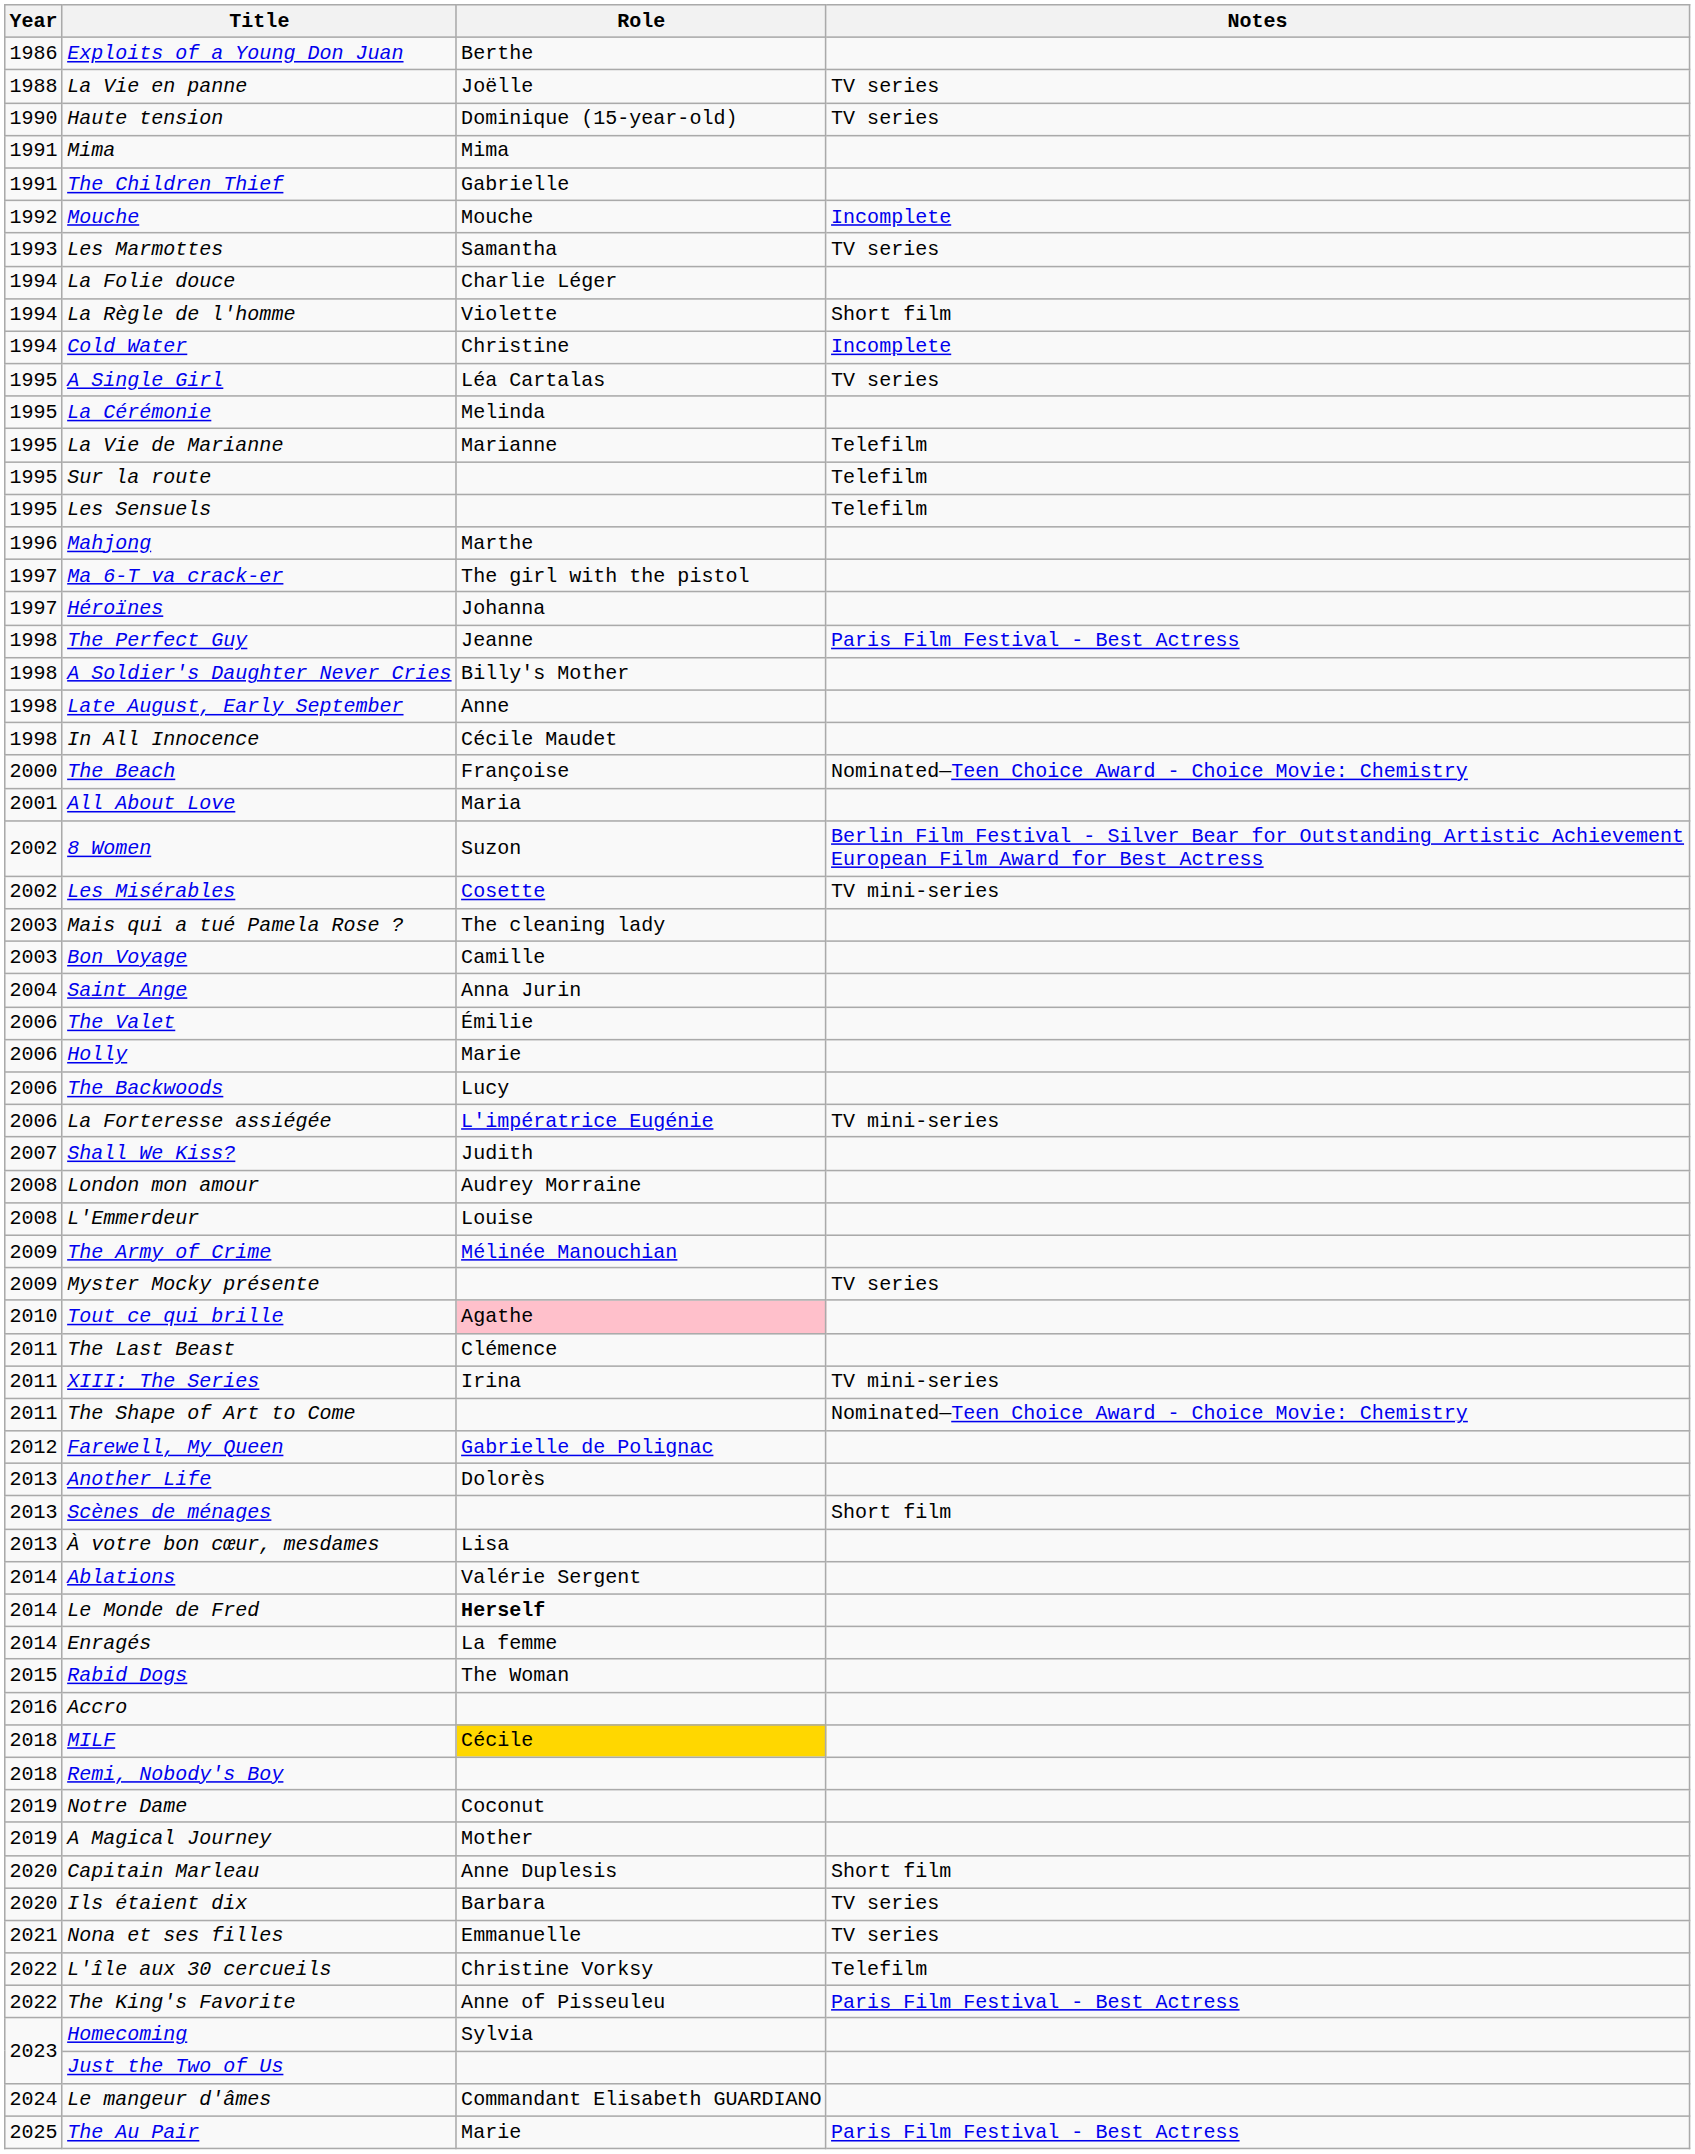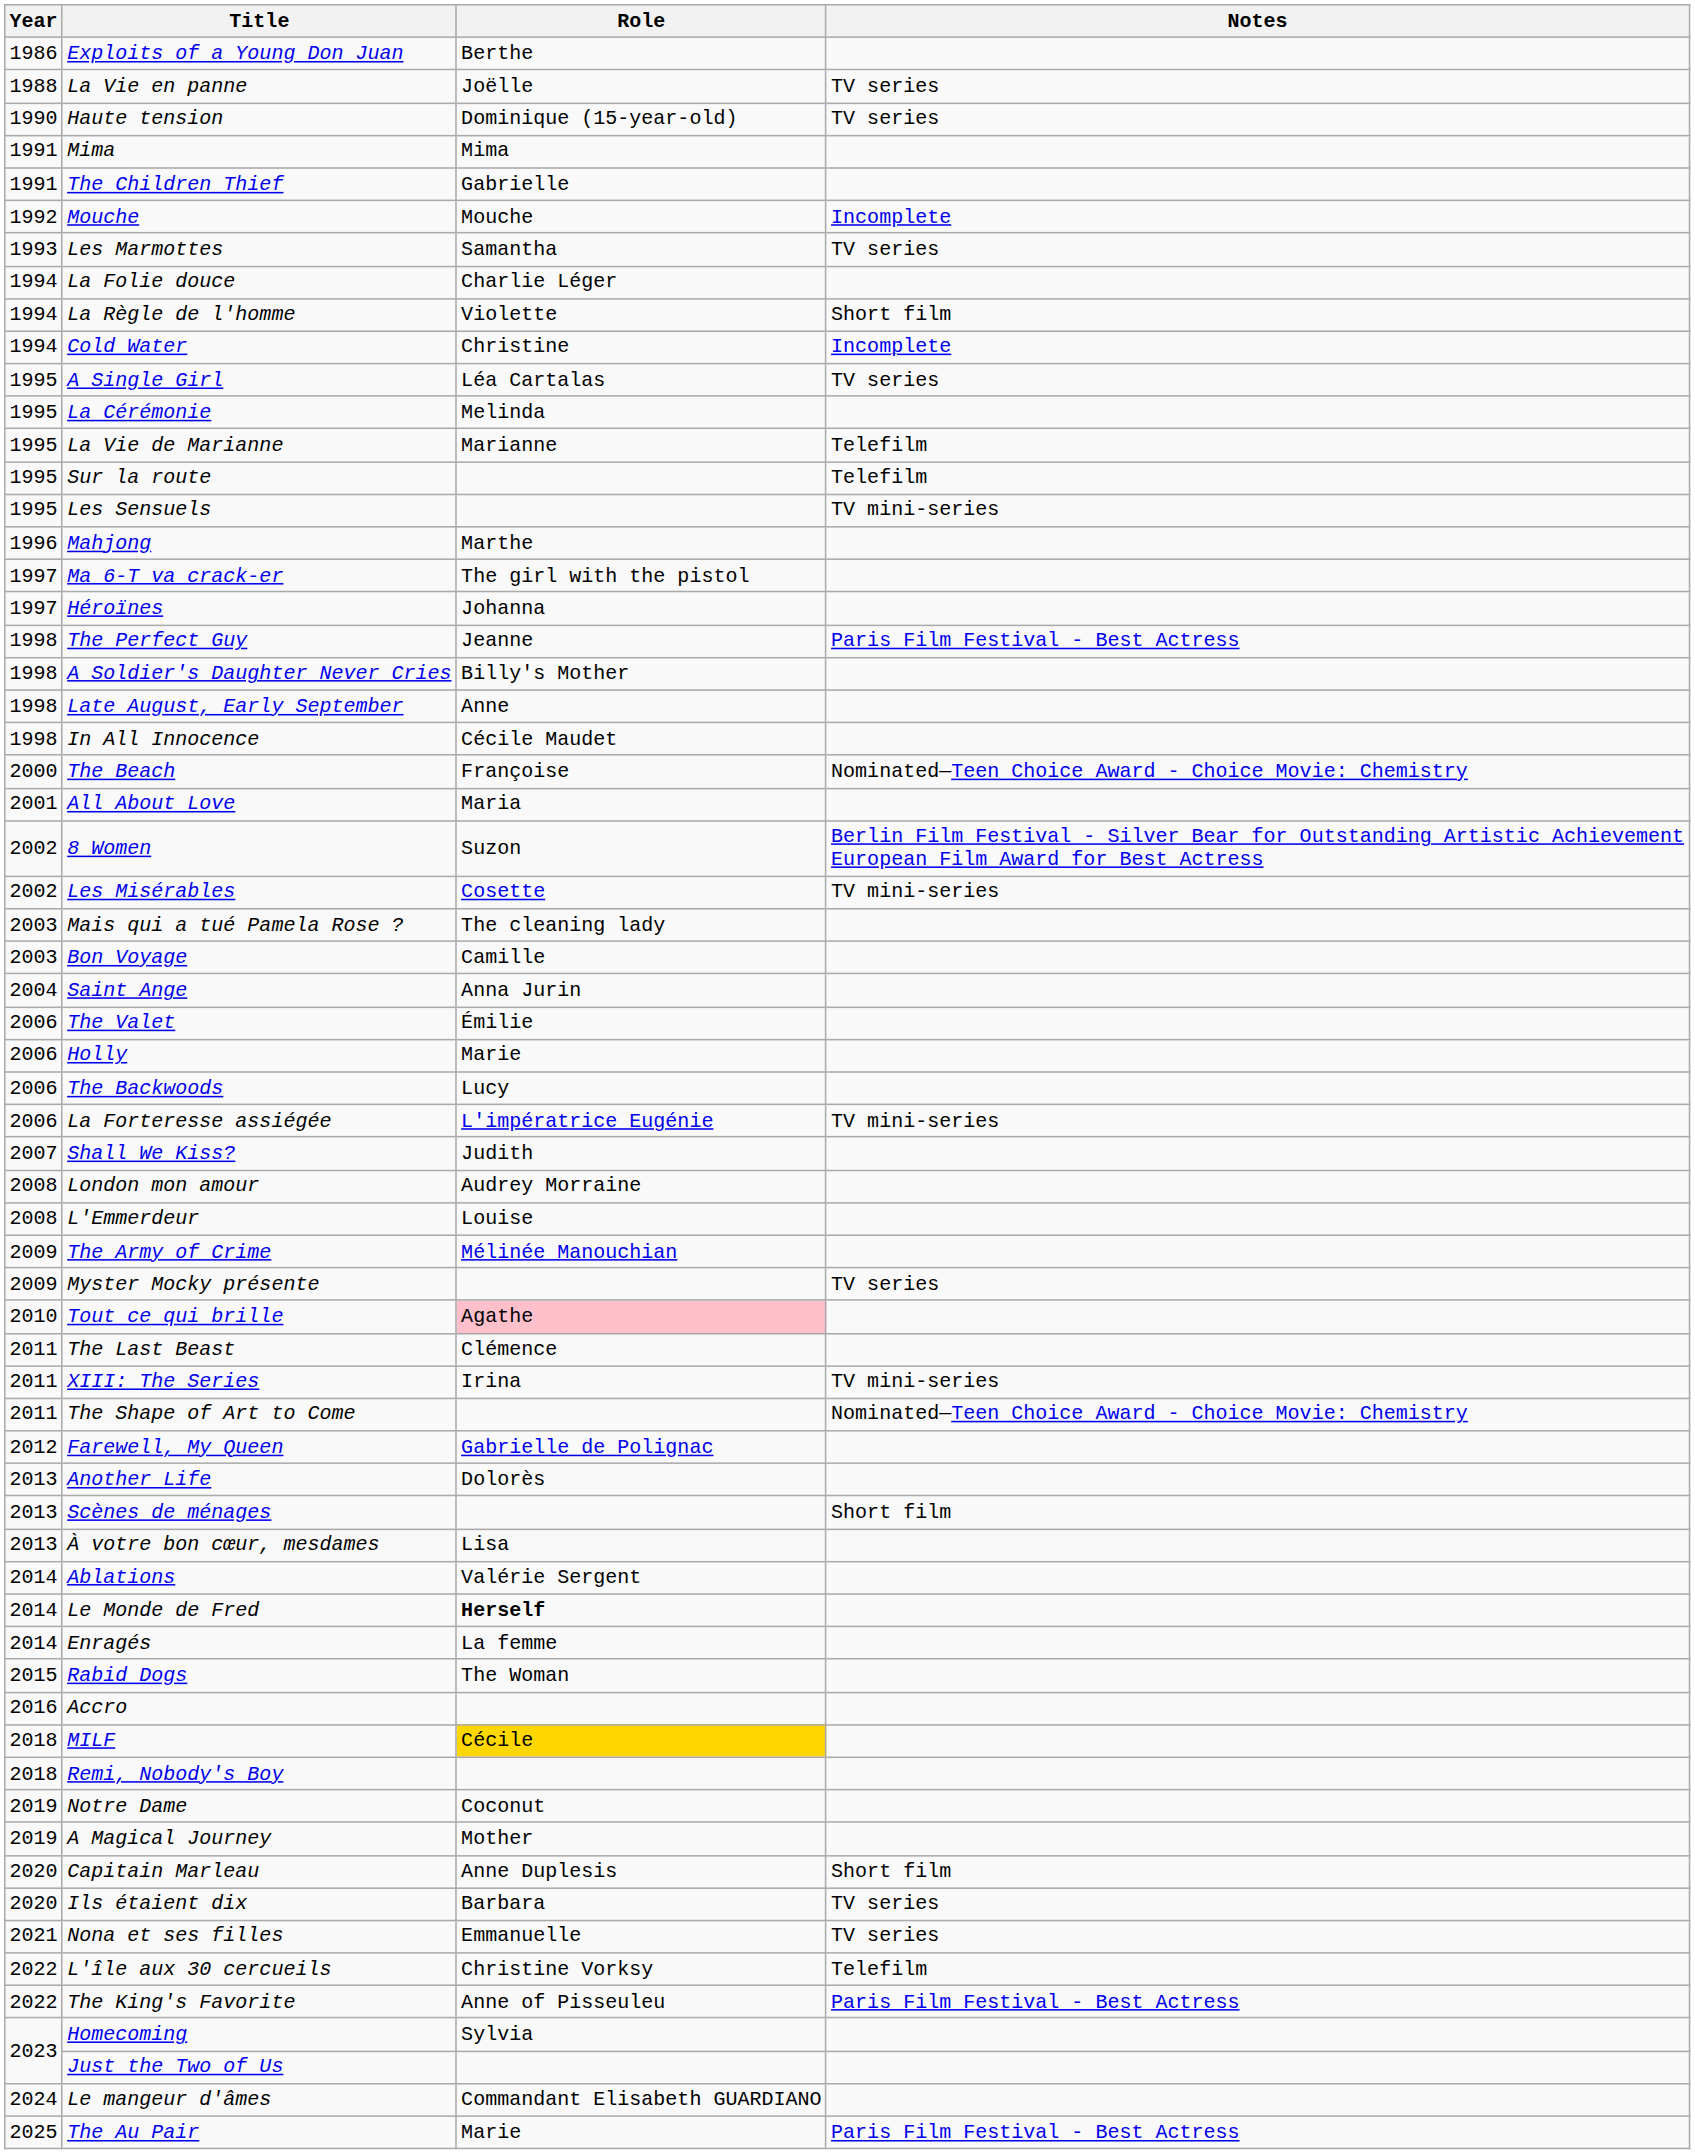(879, 511) Telefilm -> (915, 511) TV mini-series
